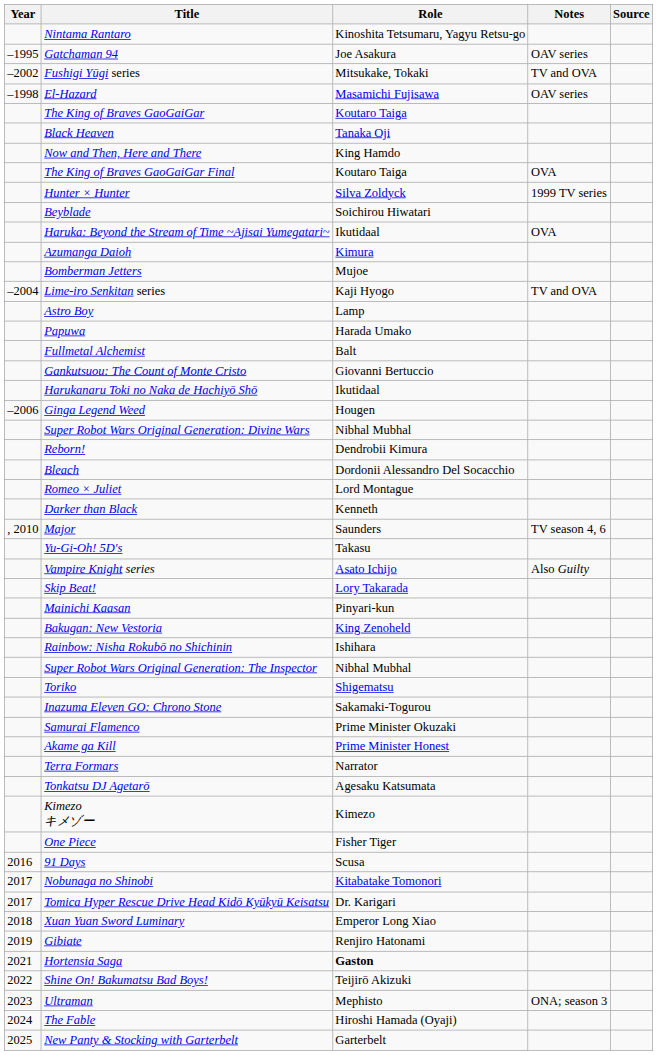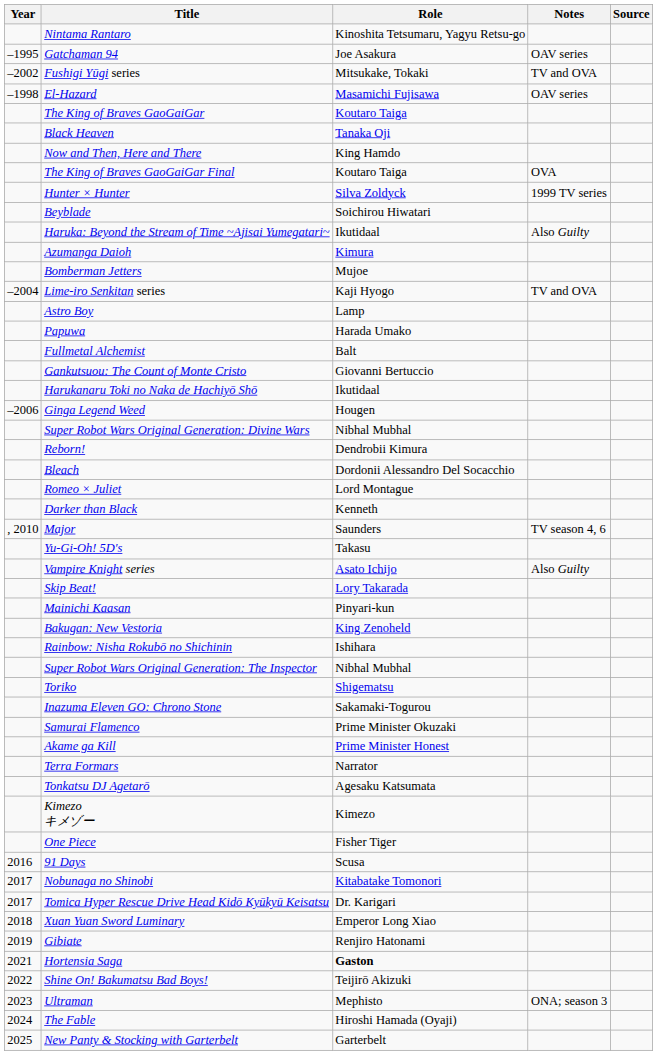(544, 232) OVA -> (560, 232) Also Guilty
